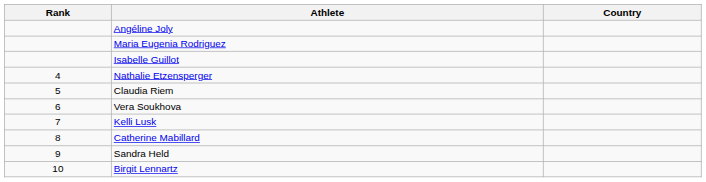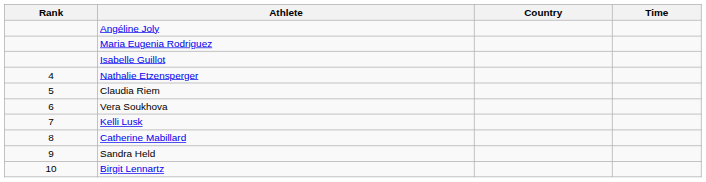+ column: (657, 13)
